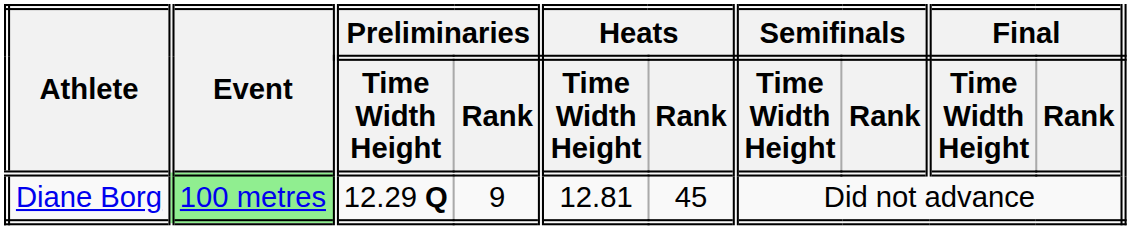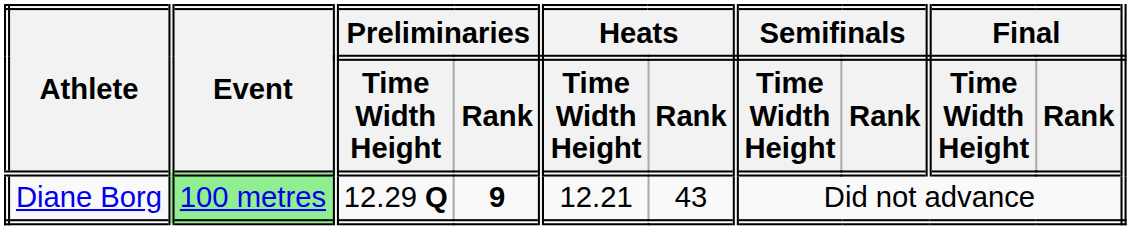(497, 198) normal -> (497, 198) bold
(596, 198) 12.81 -> (596, 198) 12.21
(691, 198) 45 -> (691, 198) 43
